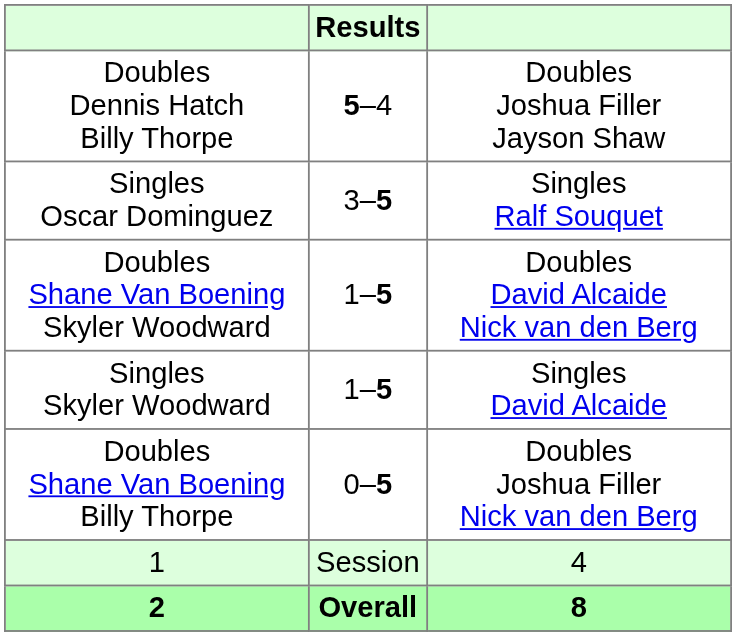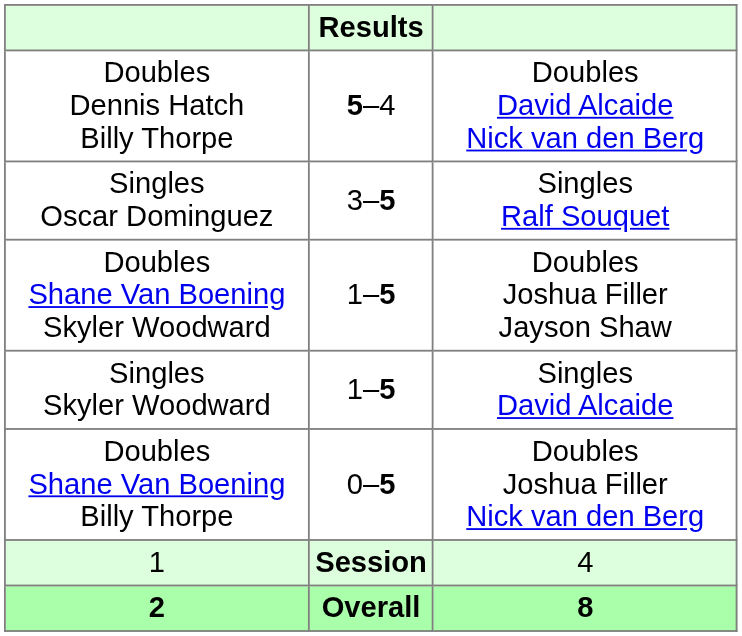(579, 105) Doubles Joshua Filler Jayson Shaw -> (585, 105) Doubles David Alcaide Nick van den Berg
(579, 294) Doubles David Alcaide Nick van den Berg -> (585, 294) Doubles Joshua Filler Jayson Shaw
(368, 562) normal -> (371, 562) bold
